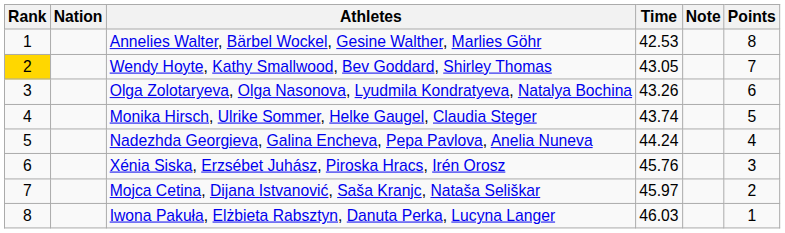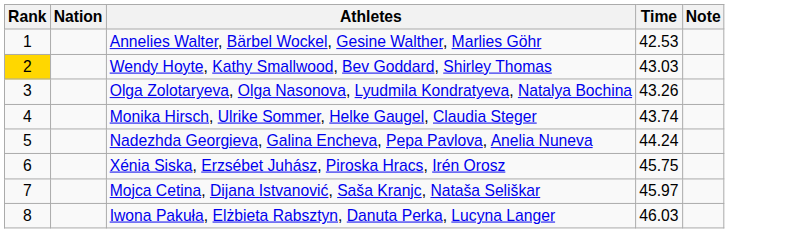- column: (752, 16)
(659, 66) 43.05 -> (659, 66) 43.03
(659, 166) 45.76 -> (659, 166) 45.75
